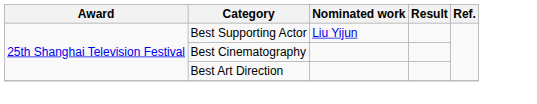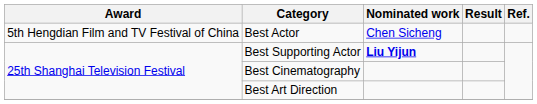+ row: (272, 33)
(335, 33) normal -> (391, 52) bold
